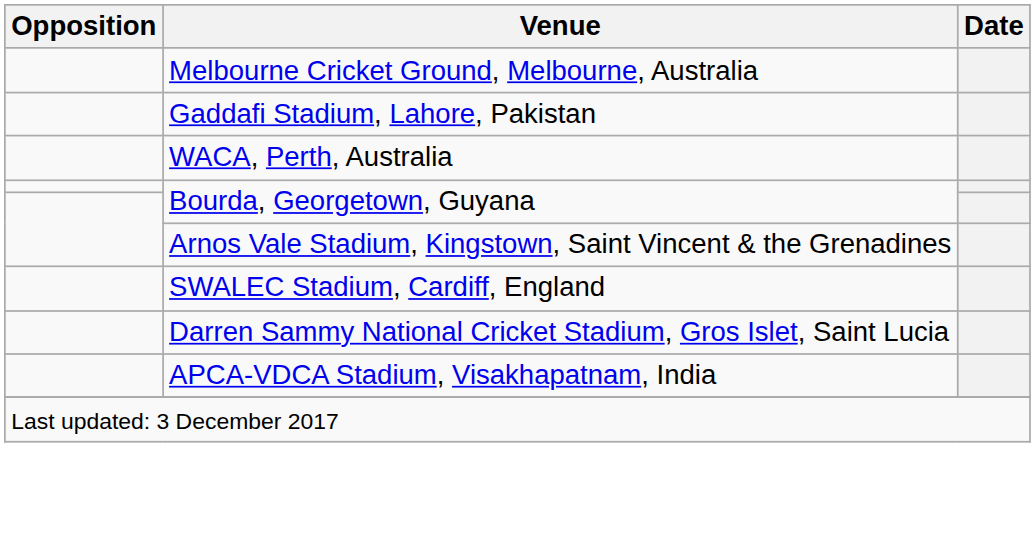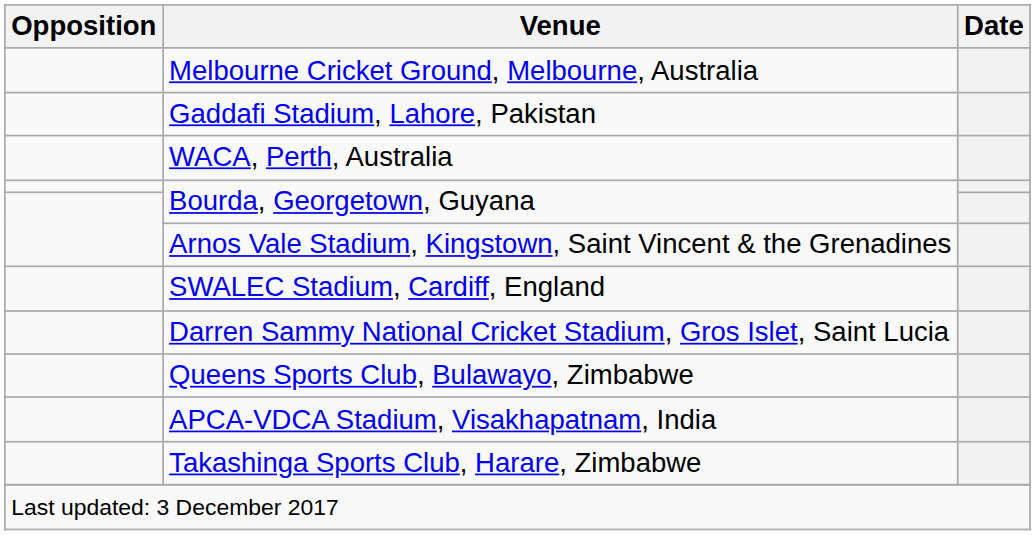+ row: (84, 376)
+ row: (84, 463)
